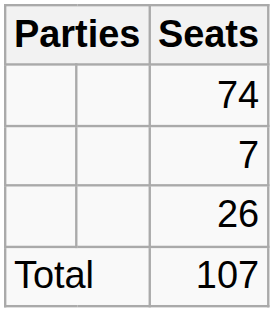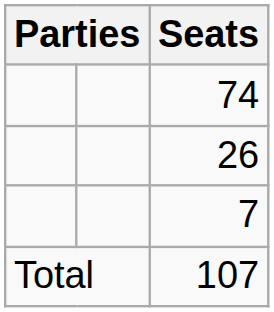rows swapped: (238, 214) <-> (249, 154)
